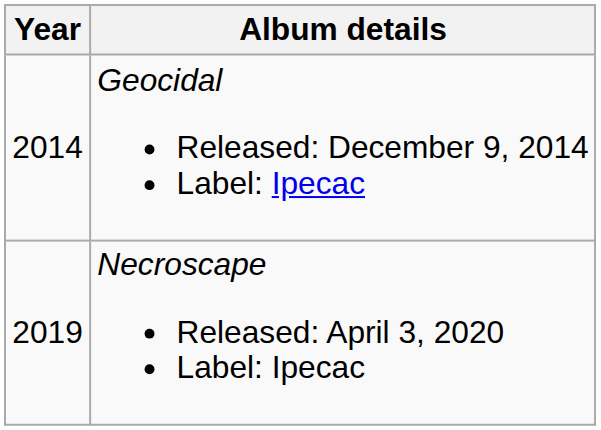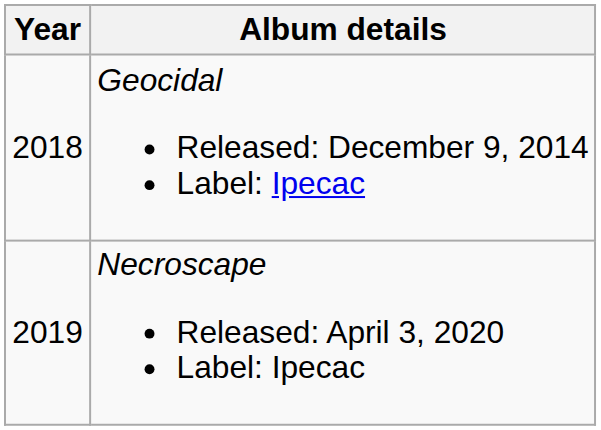(48, 147) 2014 -> (48, 147) 2018
